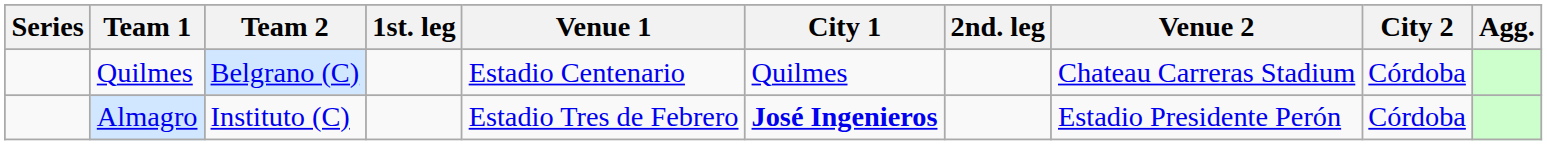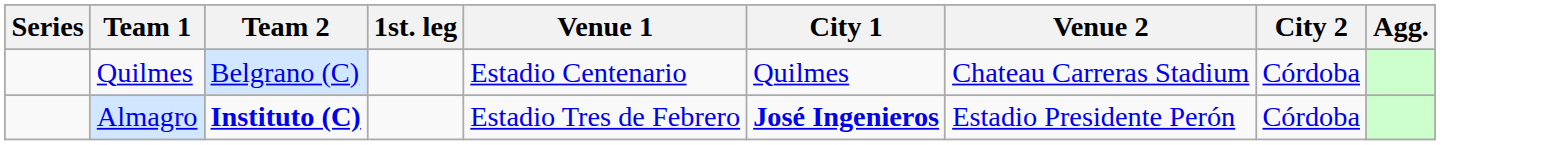- column: (998, 26)
(280, 116) normal -> (286, 116) bold
